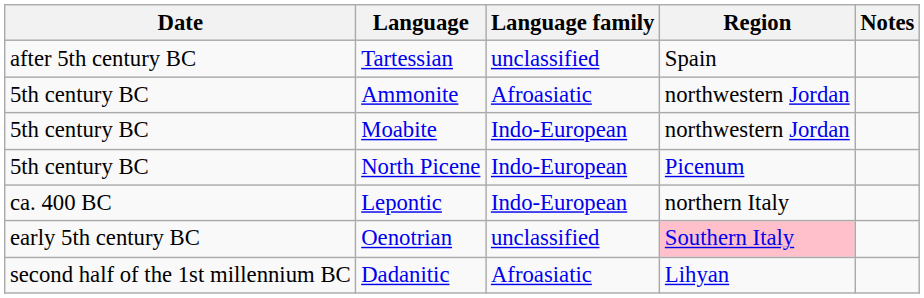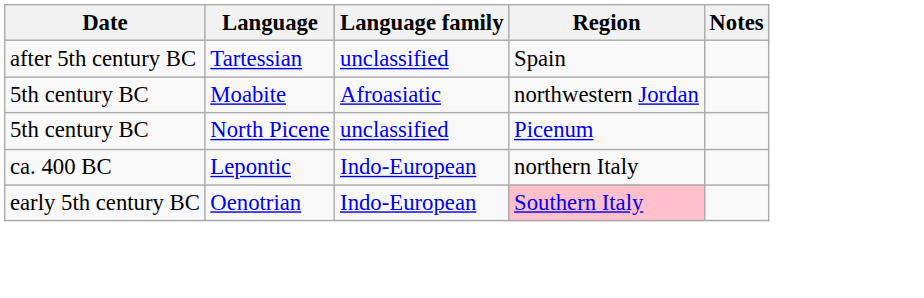- row: (410, 94)
(559, 130) Indo-European -> (391, 94) Afroasiatic
(559, 166) Indo-European -> (394, 130) unclassified
(545, 238) unclassified -> (408, 202) Indo-European
- row: (405, 274)
